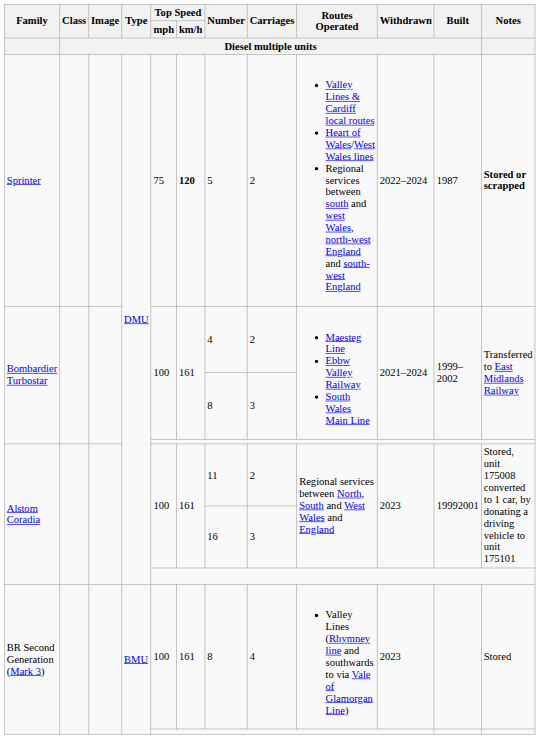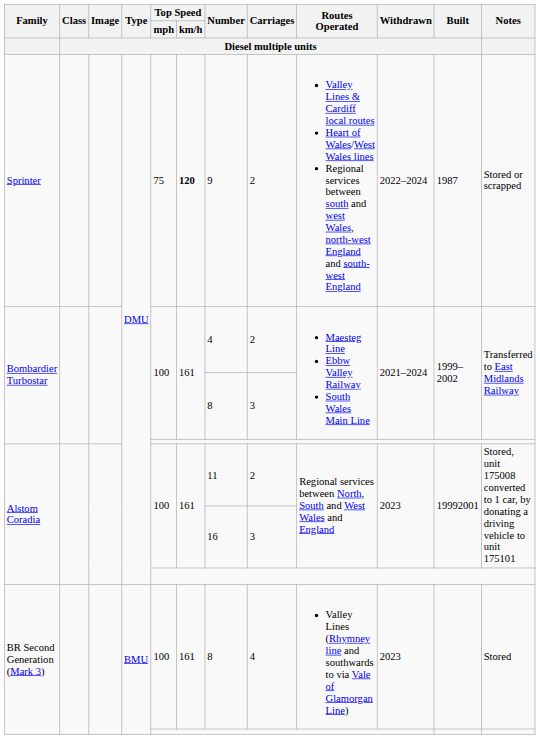(210, 180) 5 -> (210, 180) 9
(505, 180) bold -> (503, 180) normal
